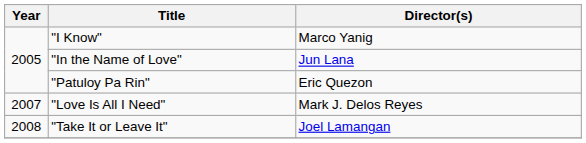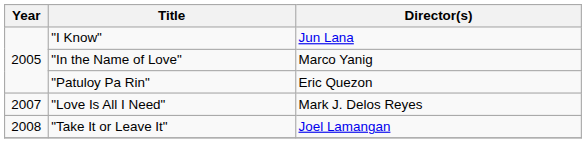(336, 38) Marco Yanig -> (326, 38) Jun Lana
(326, 60) Jun Lana -> (336, 60) Marco Yanig
